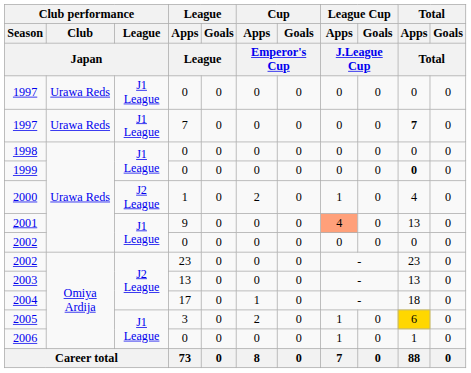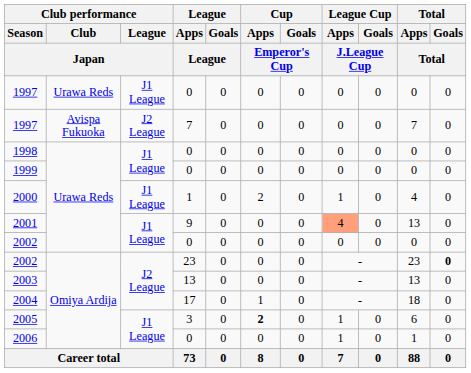(80, 125) Urawa Reds -> (83, 125) Avispa Fukuoka
(142, 125) J1 League -> (147, 125) J2 League
(414, 125) bold -> (414, 125) normal
(414, 170) bold -> (414, 170) normal
(142, 197) J2 League -> (147, 197) J1 League
(448, 261) normal -> (448, 261) bold
(257, 319) normal -> (261, 319) bold
(414, 319) gold background -> (414, 319) no background
